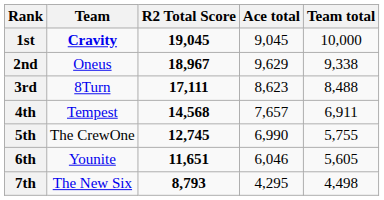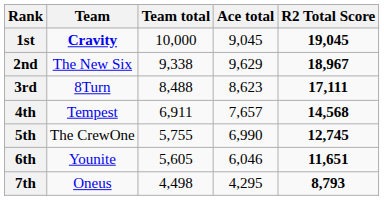columns swapped: (341, 16) <-> (189, 16)
(92, 64) Oneus -> (92, 64) The New Six
(92, 183) The New Six -> (92, 183) Oneus
